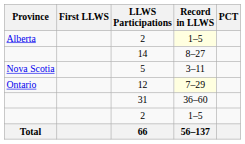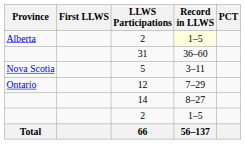rows swapped: (31, 100) <-> (31, 54)
(195, 85) lightyellow background -> (195, 85) no background
